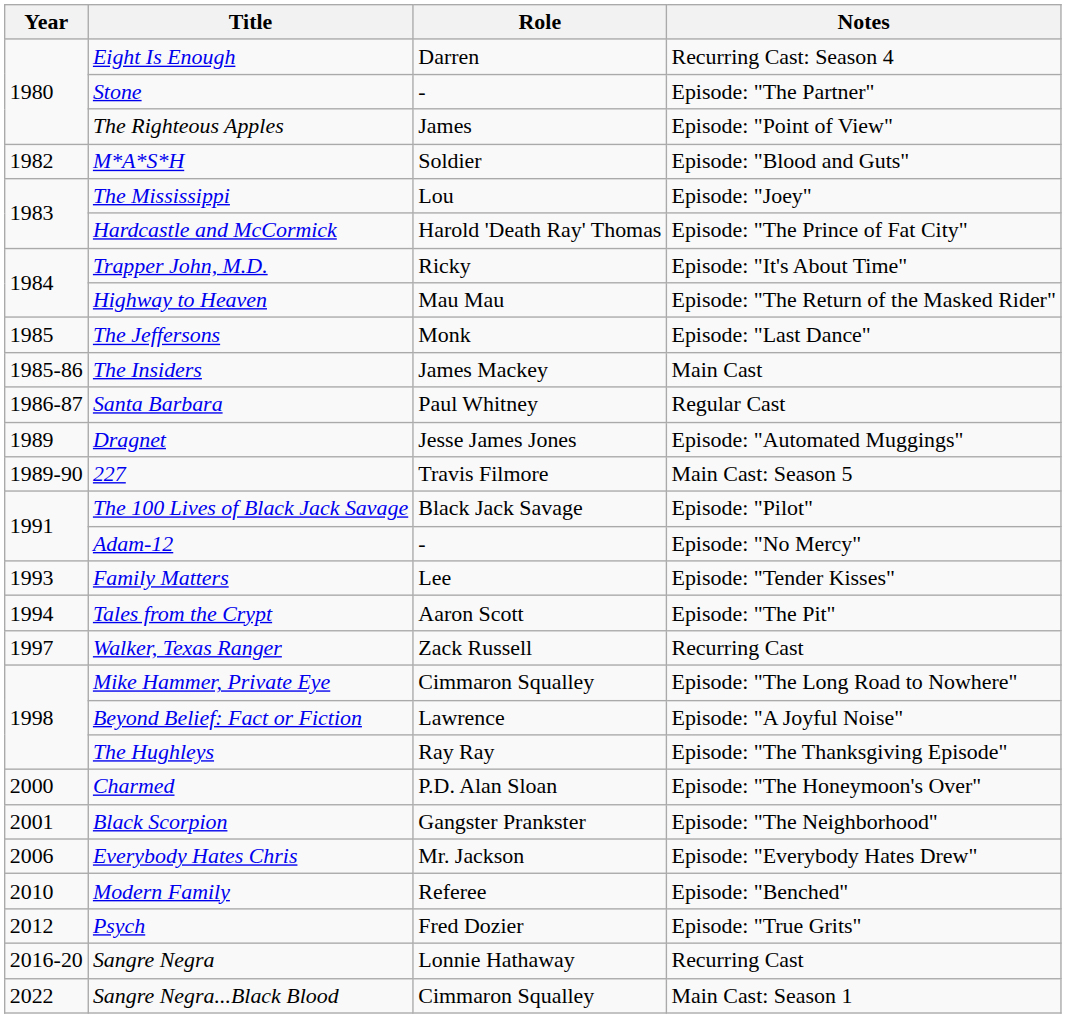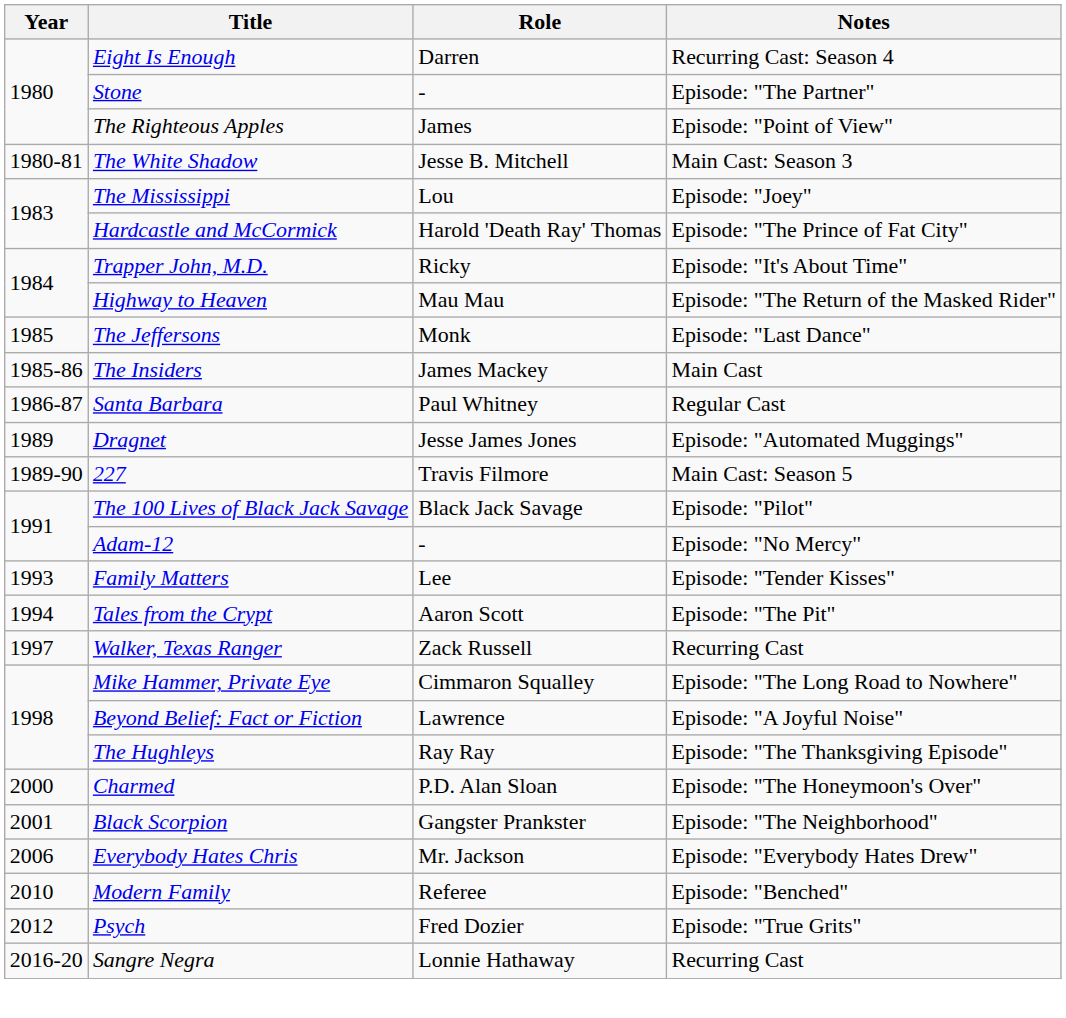+ row: (175, 160)
- row: (139, 160)
- row: (216, 995)
